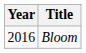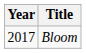(21, 37) 2016 -> (21, 37) 2017
